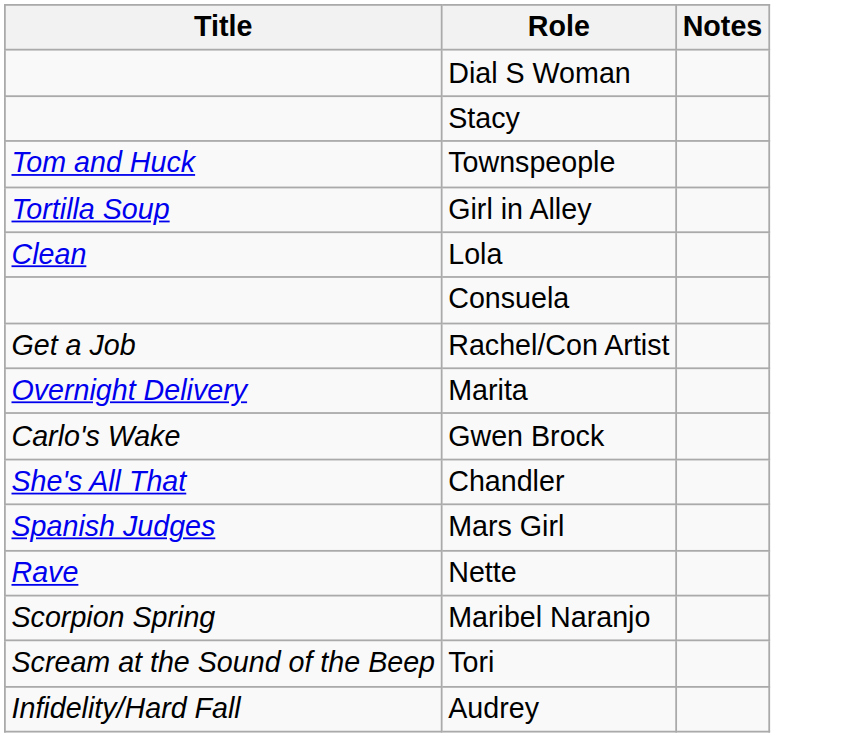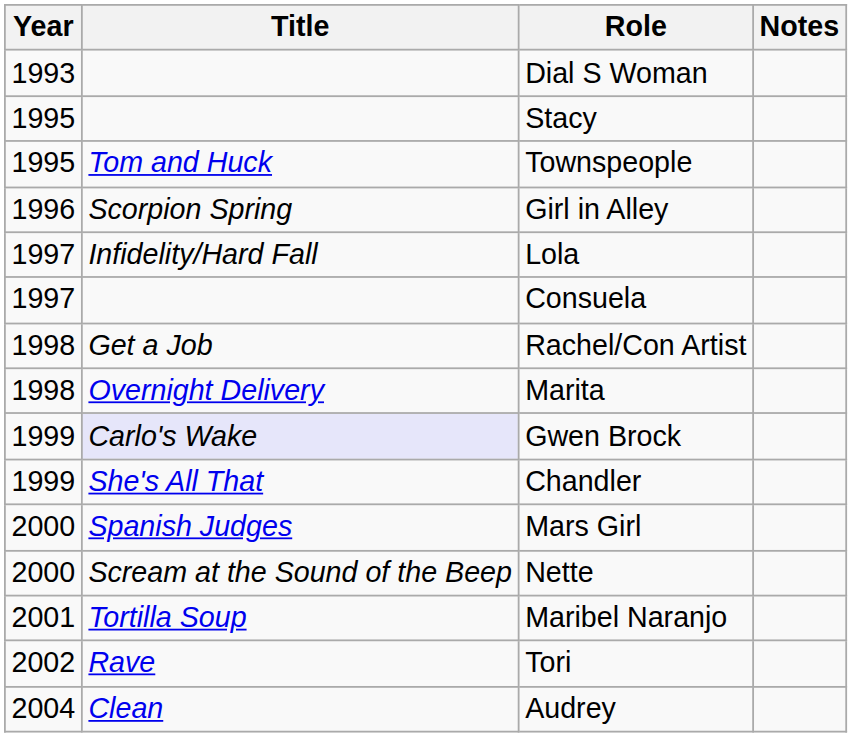+ column: (43, 27)
(91, 208) Tortilla Soup -> (190, 208) Scorpion Spring
(49, 254) Clean -> (203, 254) Infidelity/Hard Fall
(96, 436) no background -> (173, 436) lavender background
(45, 572) Rave -> (300, 572) Scream at the Sound of the Beep
(113, 617) Scorpion Spring -> (167, 617) Tortilla Soup
(223, 663) Scream at the Sound of the Beep -> (122, 663) Rave
(126, 708) Infidelity/Hard Fall -> (126, 708) Clean
